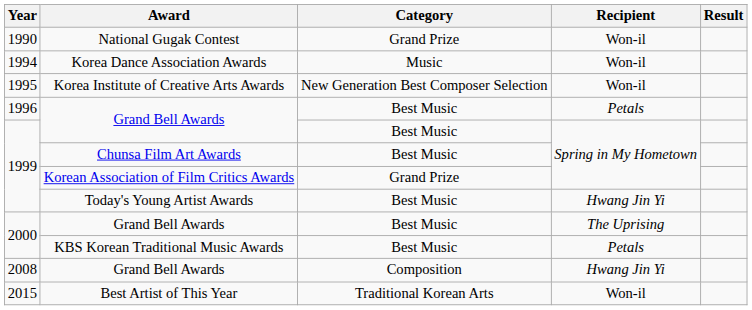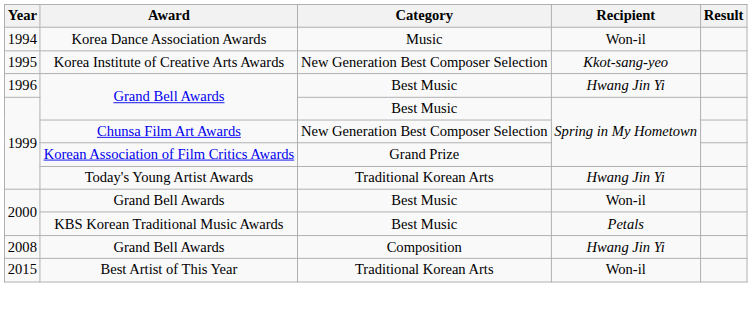- row: (22, 39)
(626, 85) Won-il -> (626, 62) Kkot-sang-yeo
(626, 108) Petals -> (626, 85) Hwang Jin Yi
(424, 154) Best Music -> (424, 131) New Generation Best Composer Selection
(424, 200) Best Music -> (424, 177) Traditional Korean Arts
(626, 223) The Uprising -> (626, 200) Won-il
